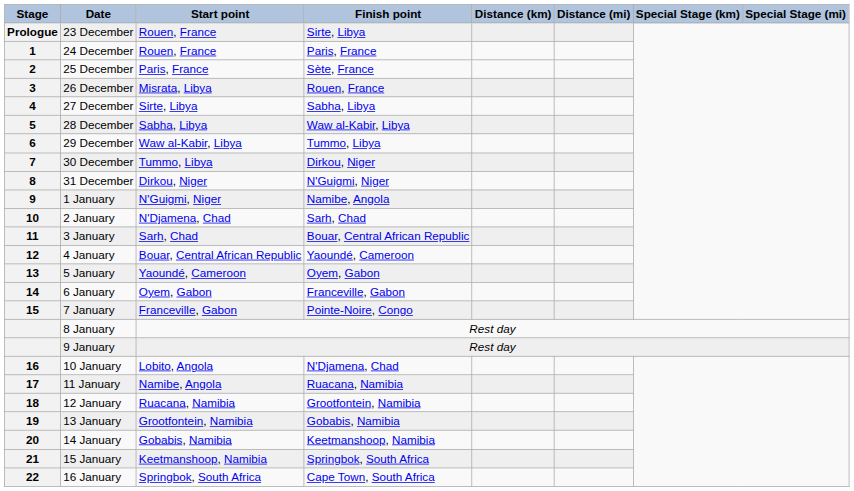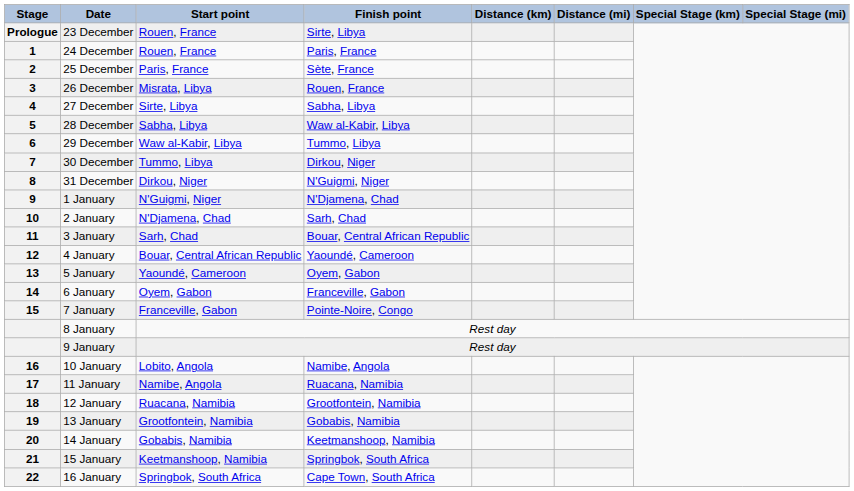(348, 199) Namibe, Angola -> (353, 199) N'Djamena, Chad
(353, 366) N'Djamena, Chad -> (348, 366) Namibe, Angola
